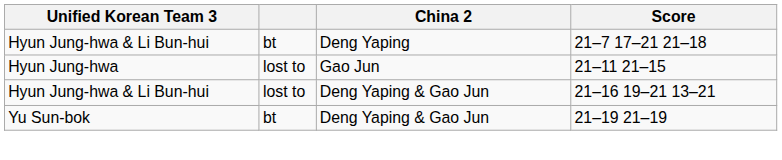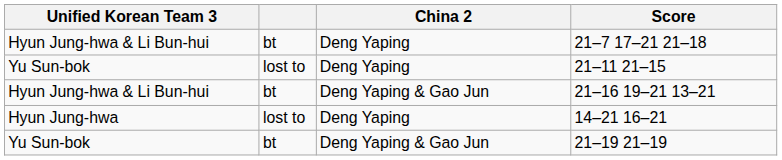(63, 67) Hyun Jung-hwa -> (49, 67) Yu Sun-bok
(350, 67) Gao Jun -> (365, 67) Deng Yaping
(284, 92) lost to -> (270, 92) bt
+ row: (621, 117)
